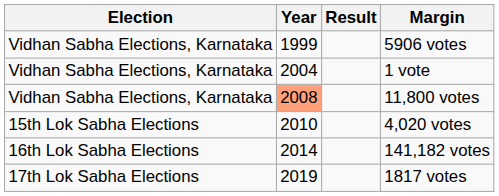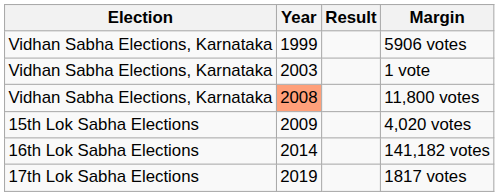(299, 71) 2004 -> (299, 71) 2003
(299, 124) 2010 -> (299, 124) 2009
